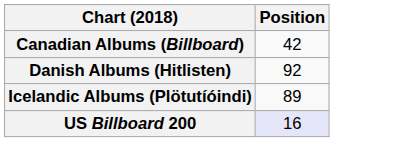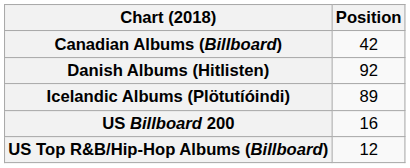(292, 123) lavender background -> (369, 123) no background
+ row: (168, 149)
